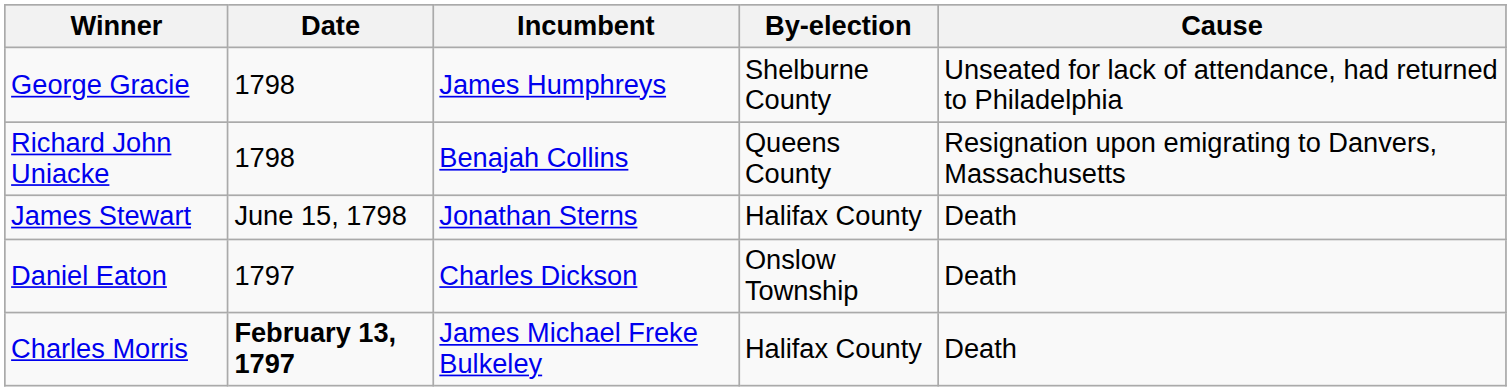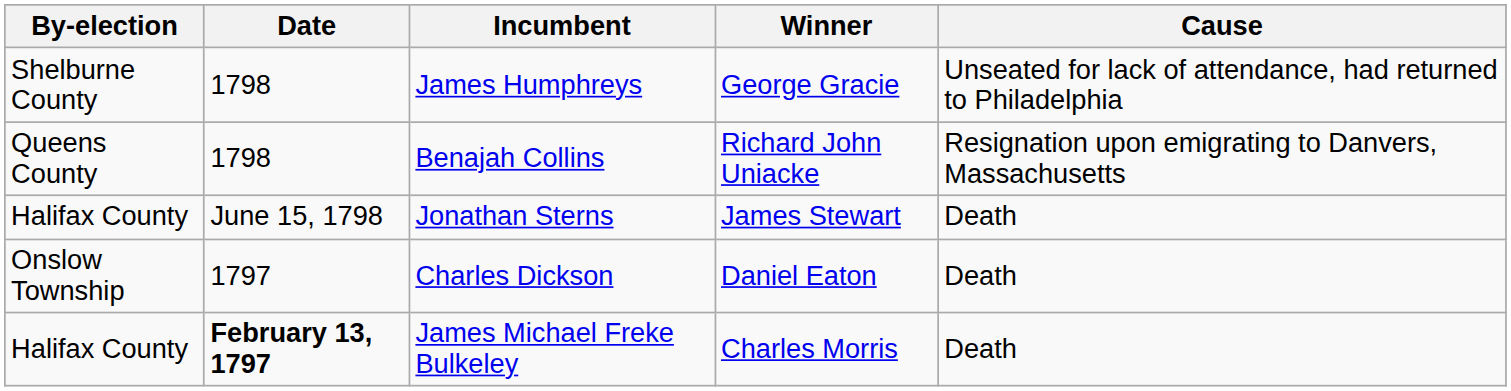columns swapped: (838, 26) <-> (116, 26)
